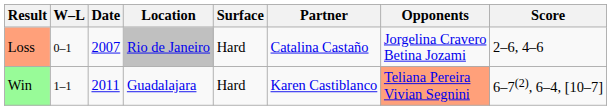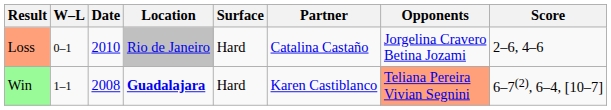(106, 46) 2007 -> (106, 46) 2010
(106, 85) 2011 -> (106, 85) 2008
(162, 85) normal -> (166, 85) bold
